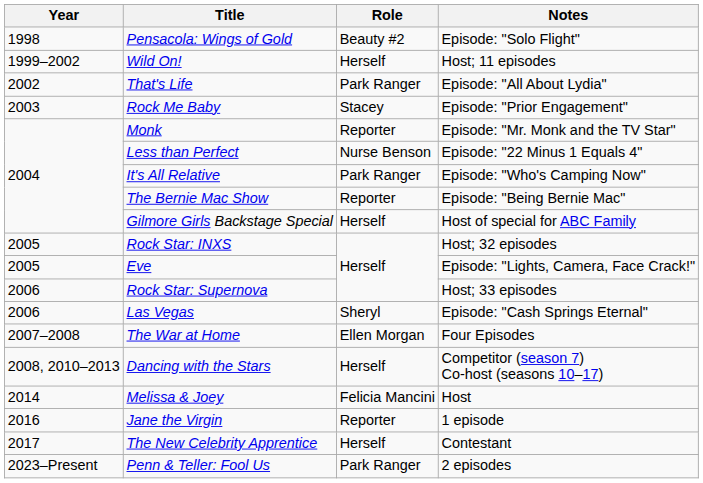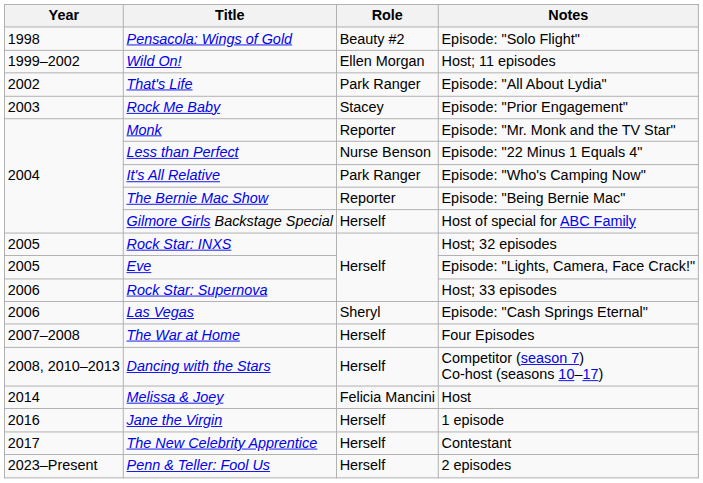(362, 61) Herself -> (382, 61) Ellen Morgan
(382, 335) Ellen Morgan -> (362, 335) Herself
(368, 420) Reporter -> (362, 420) Herself
(380, 466) Park Ranger -> (362, 466) Herself
